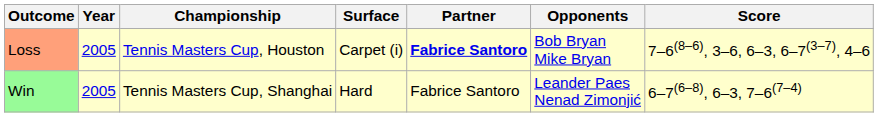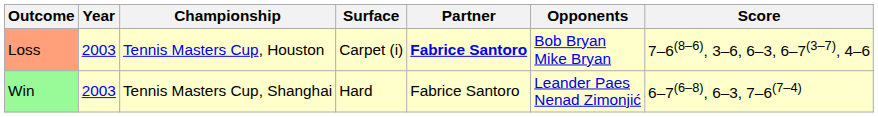(99, 49) 2005 -> (99, 49) 2003
(99, 91) 2005 -> (99, 91) 2003
